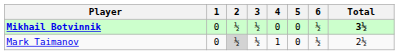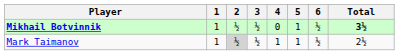(217, 27) 0 -> (217, 27) 1
(298, 27) 0 -> (298, 27) 1
(217, 42) 0 -> (217, 42) 1
(298, 42) 0 -> (298, 42) 1
